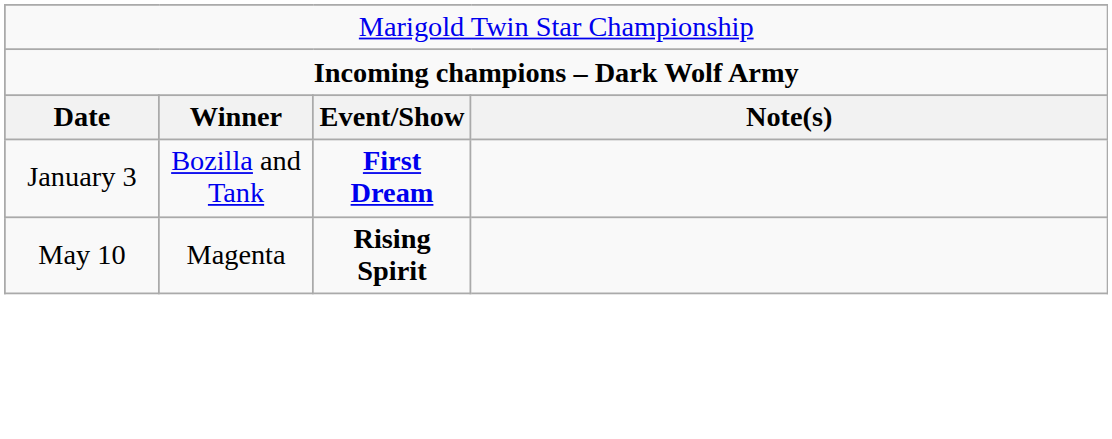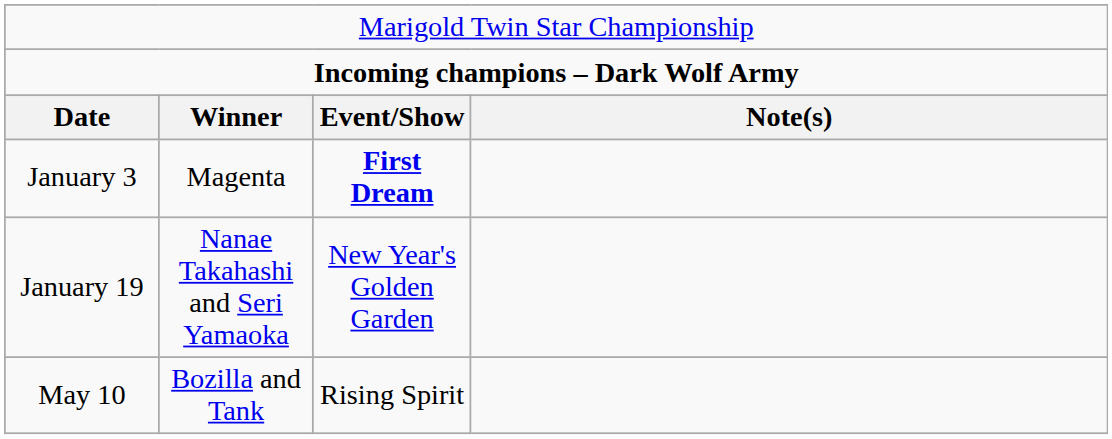(236, 177) Bozilla and Tank -> (236, 177) Magenta
+ row: (82, 286)
(236, 254) Magenta -> (236, 394) Bozilla and Tank
(392, 254) bold -> (392, 394) normal
